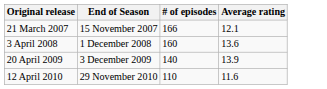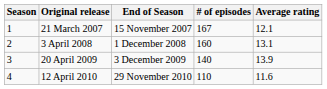+ column: (21, 12)
(170, 28) 166 -> (204, 28) 167
(230, 44) 13.6 -> (264, 44) 13.1
